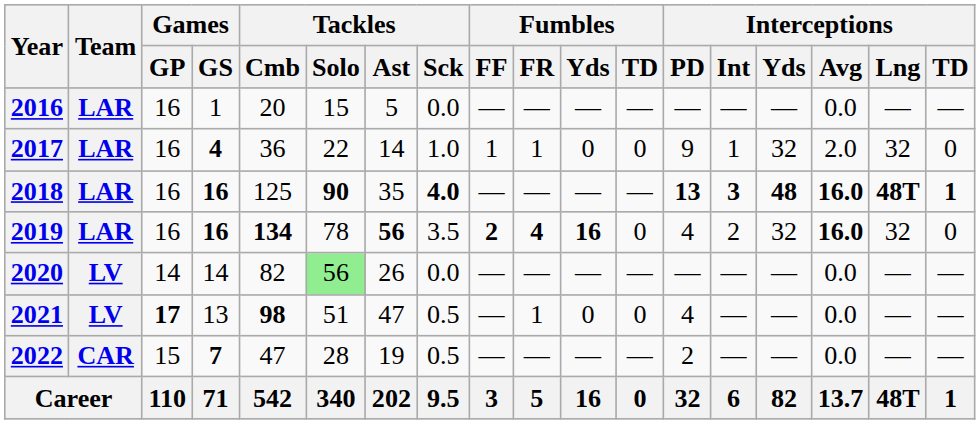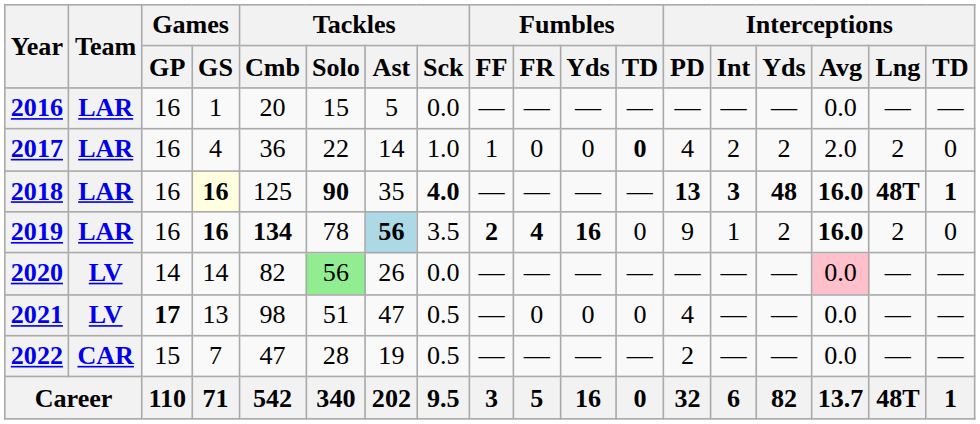(215, 149) bold -> (215, 149) normal
(537, 149) 1 -> (537, 149) 0
(640, 149) normal -> (640, 149) bold
(687, 149) 9 -> (687, 149) 4
(734, 149) 1 -> (734, 149) 2
(784, 149) 32 -> (784, 149) 2
(898, 149) 32 -> (898, 149) 2
(215, 190) no background -> (215, 190) lightyellow background
(391, 231) no background -> (391, 231) lightblue background
(687, 231) 4 -> (687, 231) 9
(734, 231) 2 -> (734, 231) 1
(784, 231) 32 -> (784, 231) 2
(898, 231) 32 -> (898, 231) 2
(841, 273) no background -> (841, 273) pink background
(272, 314) bold -> (272, 314) normal
(537, 314) 1 -> (537, 314) 0
(215, 356) bold -> (215, 356) normal
